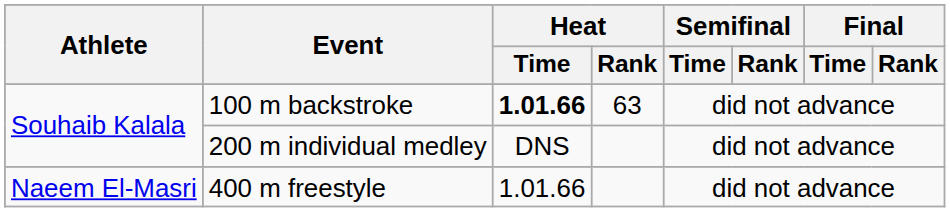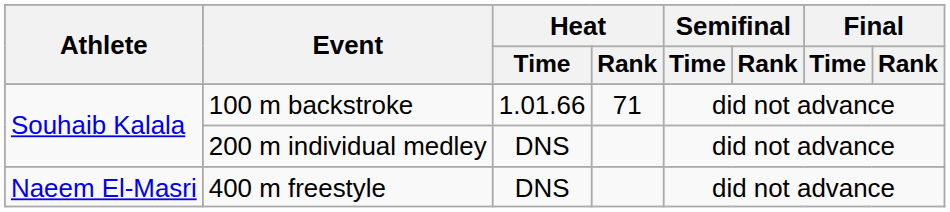(542, 105) bold -> (542, 105) normal
(627, 105) 63 -> (627, 105) 71
(542, 187) 1.01.66 -> (542, 187) DNS
